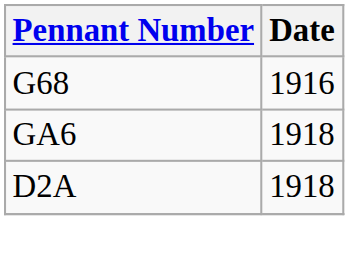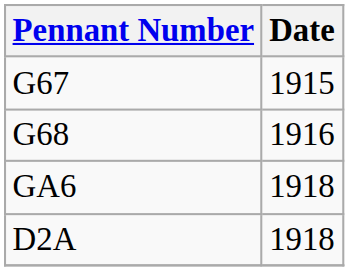+ row: (41, 82)
